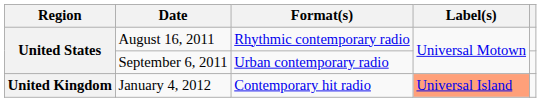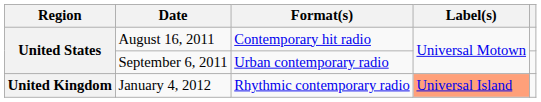(322, 39) Rhythmic contemporary radio -> (303, 39) Contemporary hit radio
(303, 85) Contemporary hit radio -> (322, 85) Rhythmic contemporary radio
